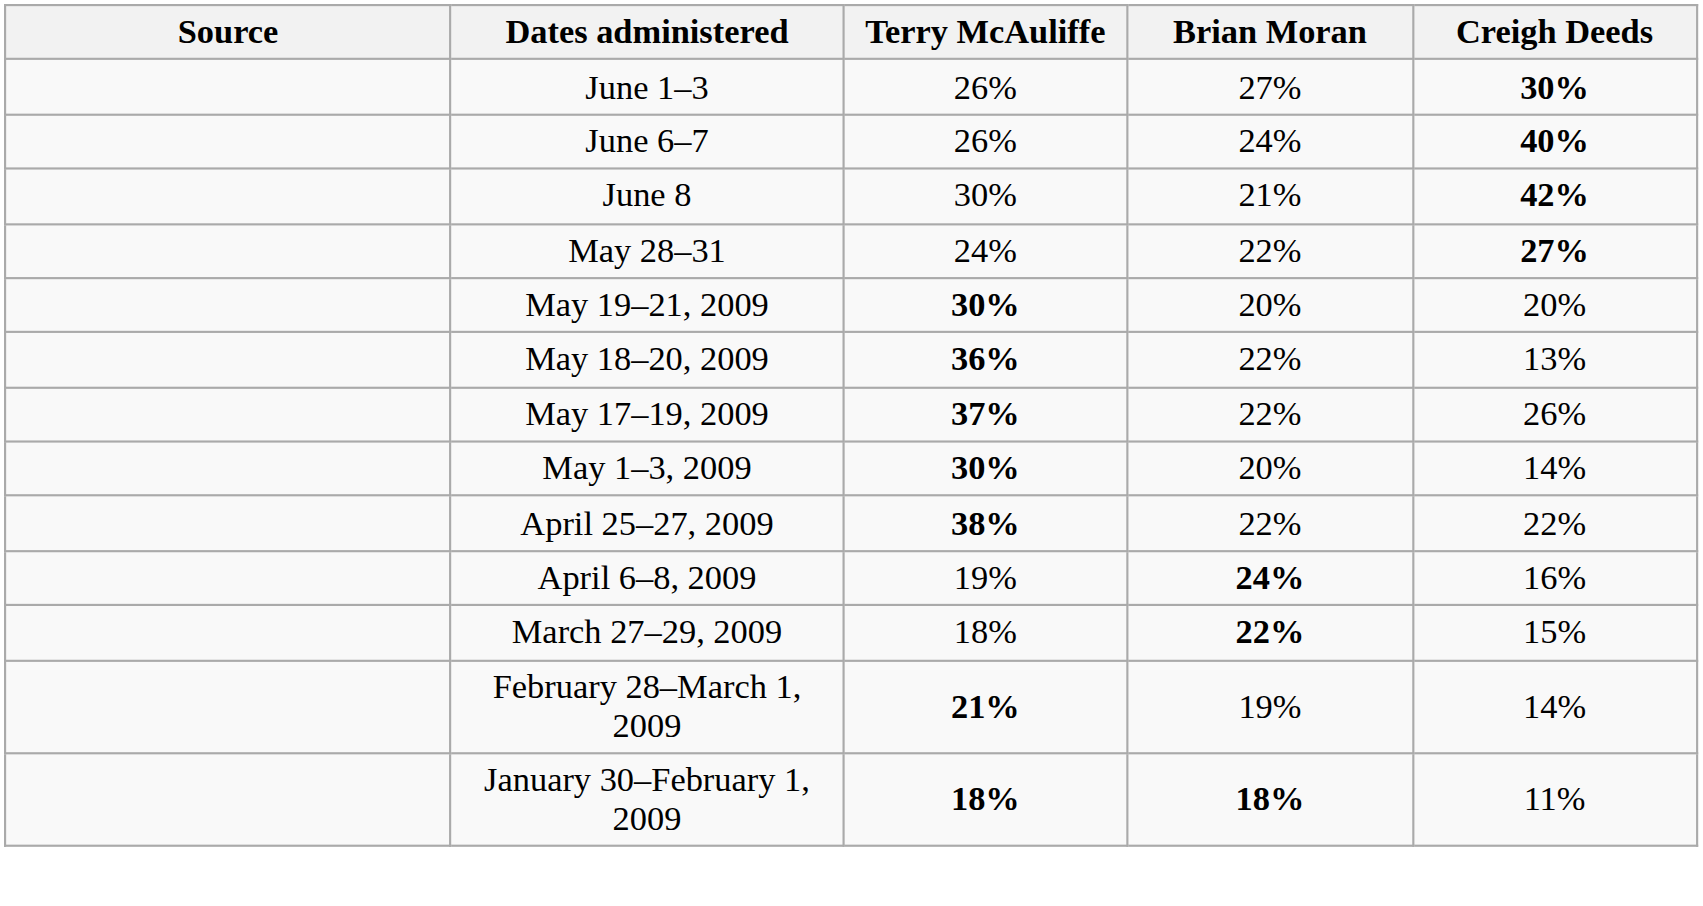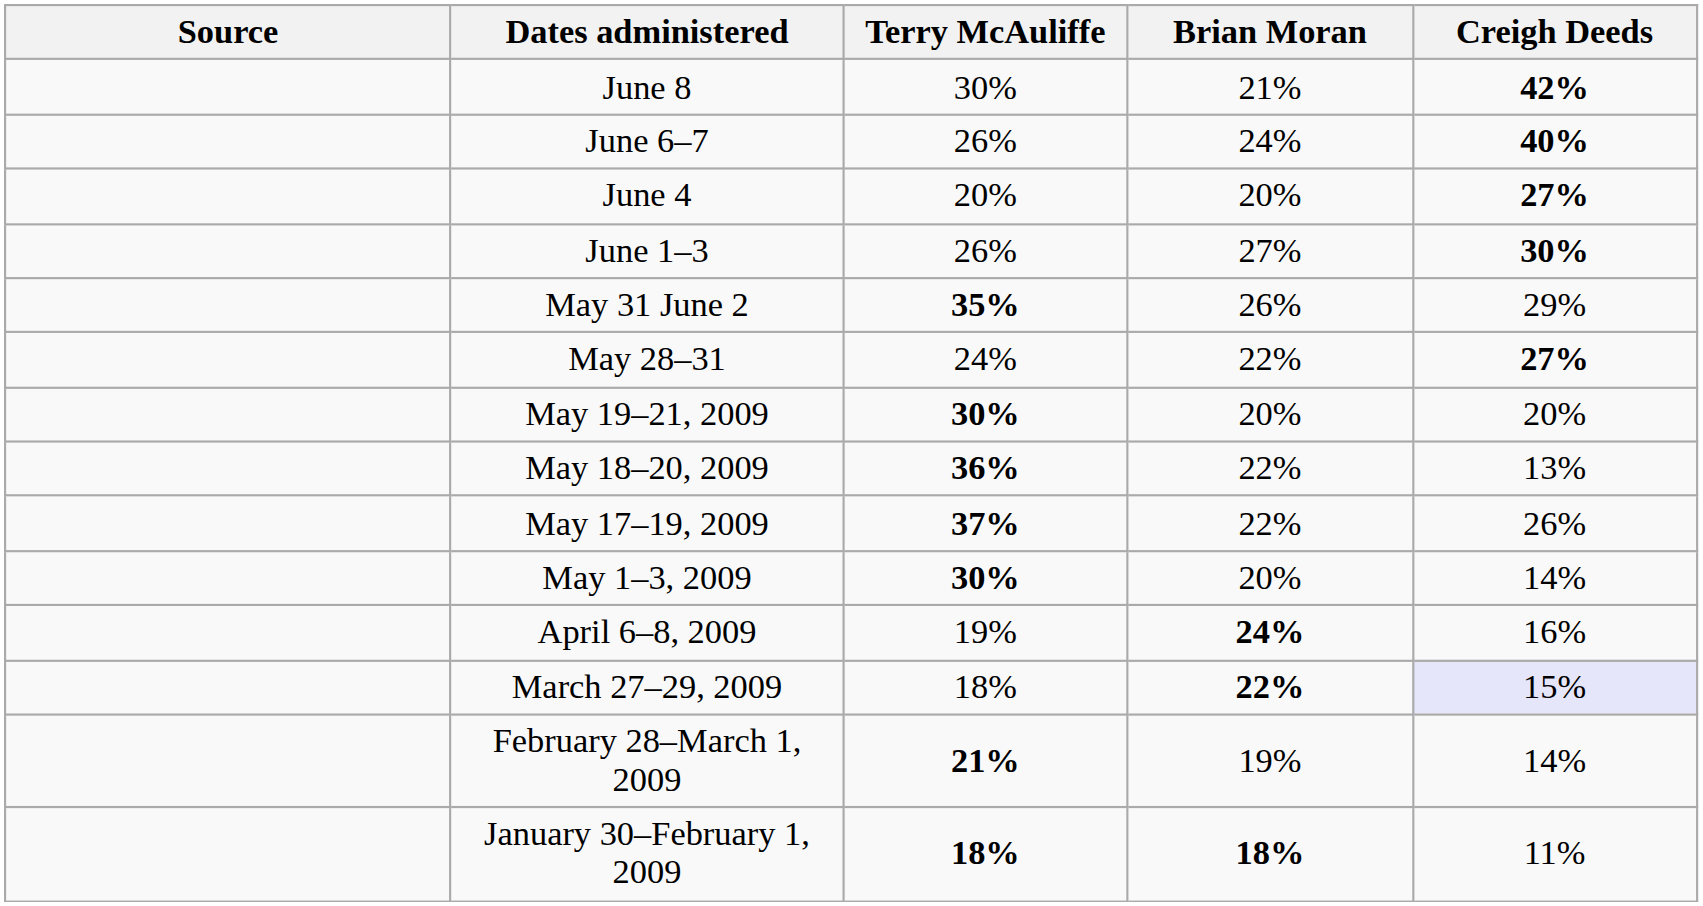rows swapped: (647, 195) <-> (647, 86)
+ row: (647, 195)
+ row: (647, 304)
- row: (647, 522)
(1555, 631) no background -> (1555, 686) lavender background
